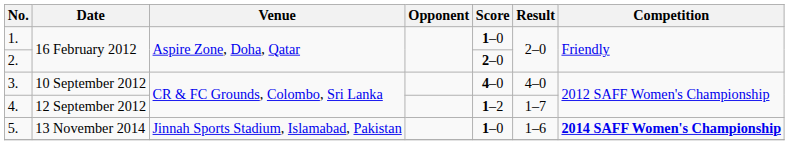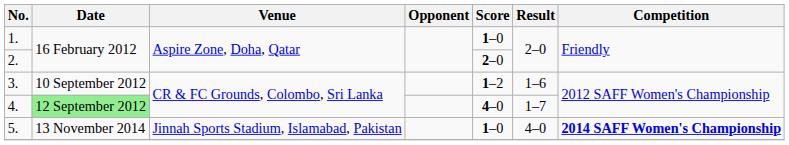(493, 83) 4–0 -> (493, 83) 1–2
(536, 83) 4–0 -> (536, 83) 1–6
(91, 106) no background -> (91, 106) lightgreen background
(493, 106) 1–2 -> (493, 106) 4–0
(536, 128) 1–6 -> (536, 128) 4–0
